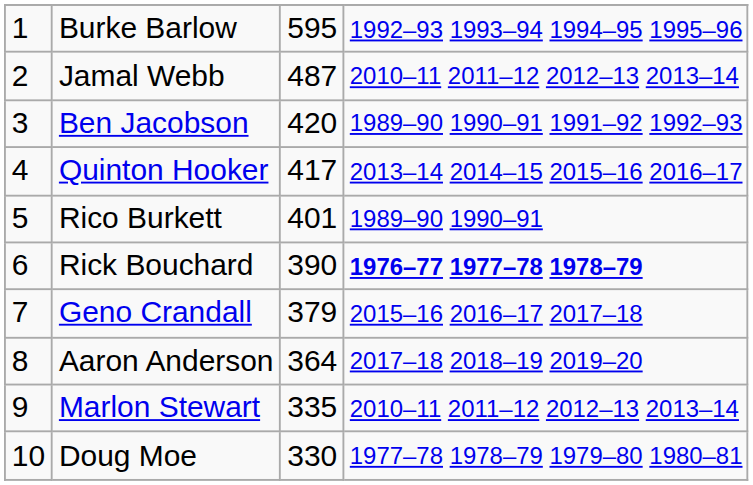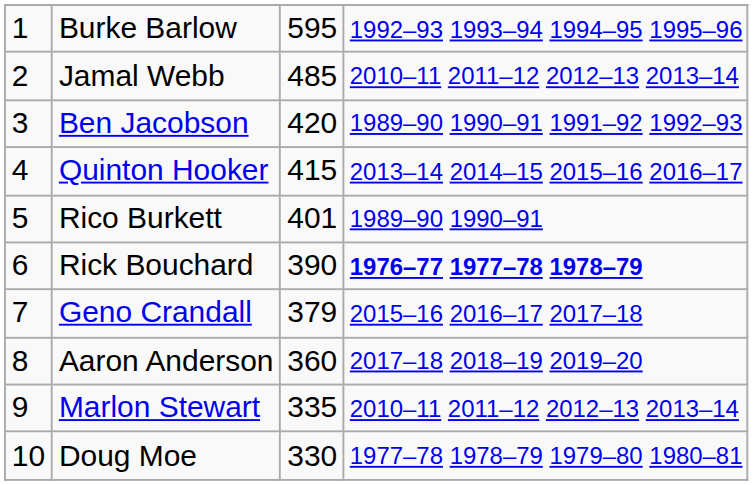(312, 75) 487 -> (312, 75) 485
(312, 170) 417 -> (312, 170) 415
(312, 360) 364 -> (312, 360) 360
